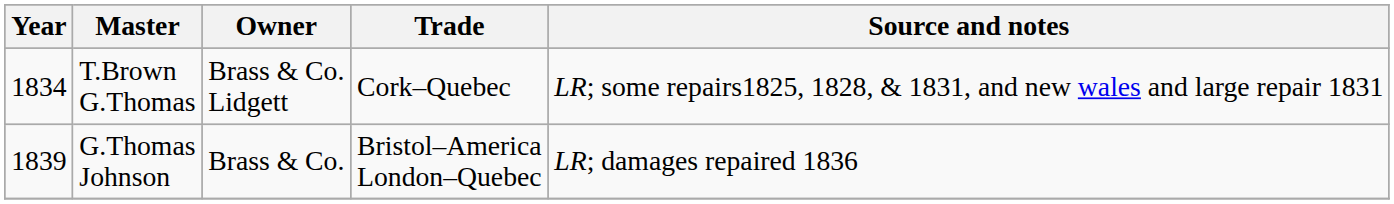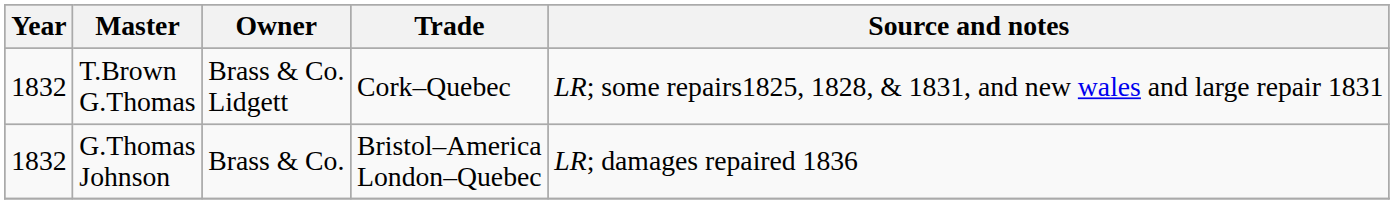(39, 85) 1834 -> (39, 85) 1832
(39, 160) 1839 -> (39, 160) 1832
